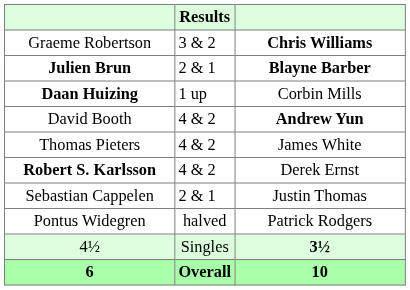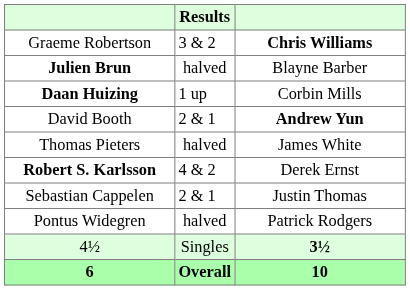(197, 68) 2 & 1 -> (205, 68) halved
(320, 68) bold -> (320, 68) normal
(197, 119) 4 & 2 -> (197, 119) 2 & 1
(197, 144) 4 & 2 -> (205, 144) halved
